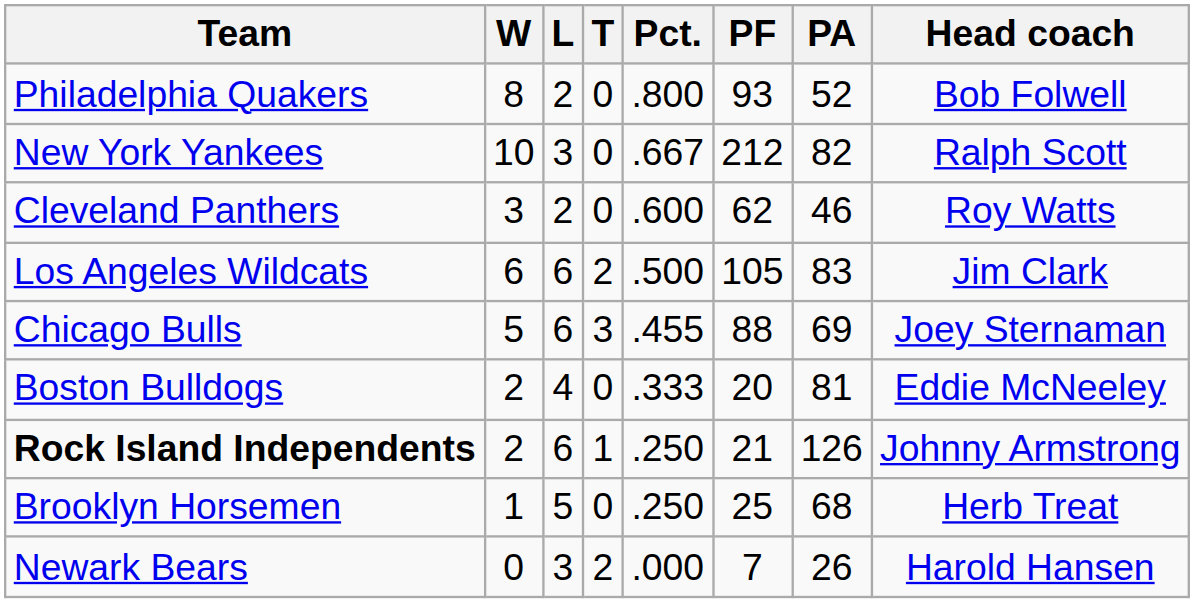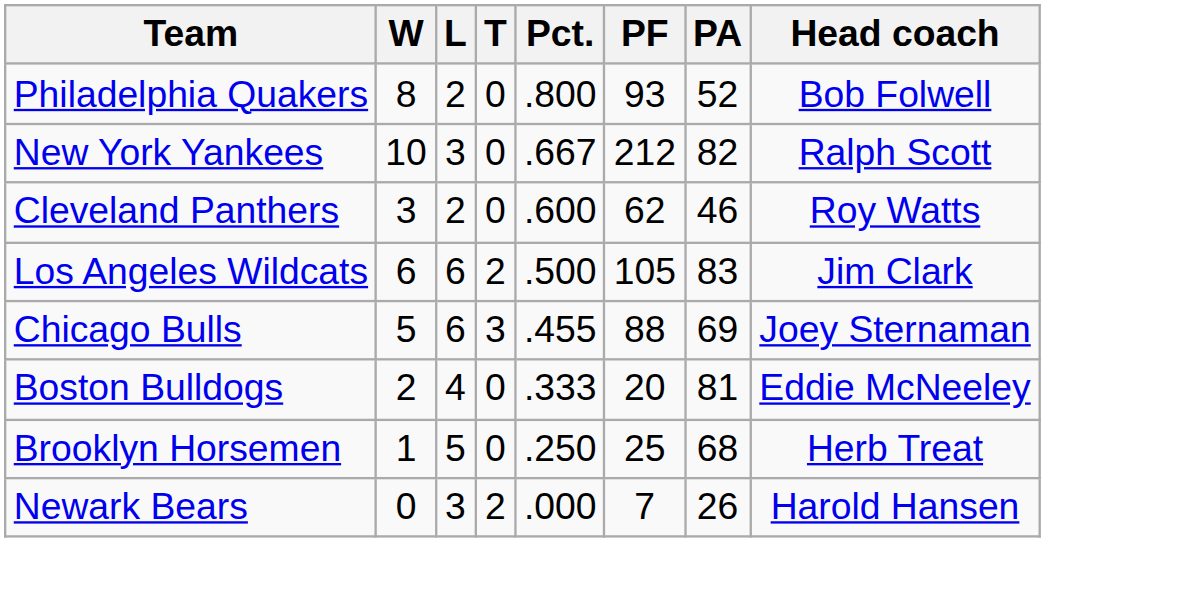- row: (245, 447)
